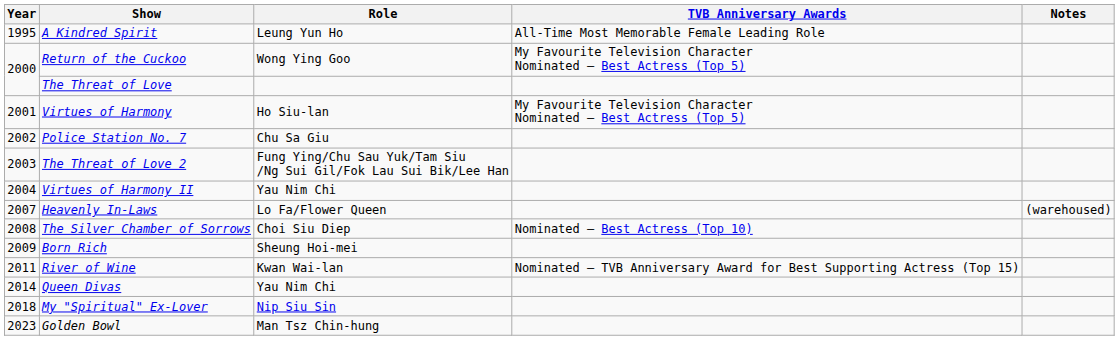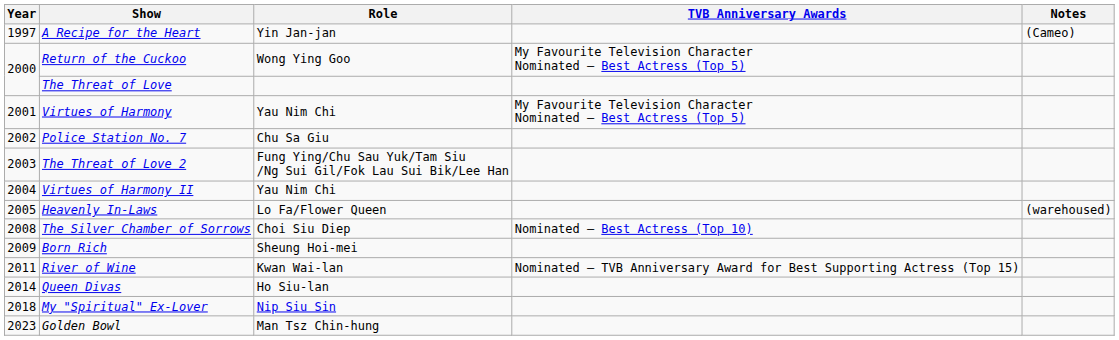- row: (100, 34)
+ row: (121, 34)
(293, 112) Ho Siu-lan -> (296, 112) Yau Nim Chi
(22, 210) 2007 -> (22, 210) 2005
(296, 287) Yau Nim Chi -> (293, 287) Ho Siu-lan
